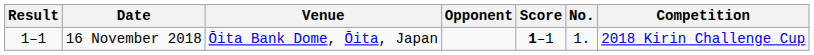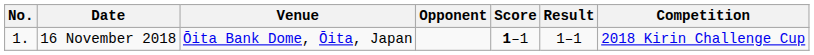columns swapped: (582, 16) <-> (33, 16)
